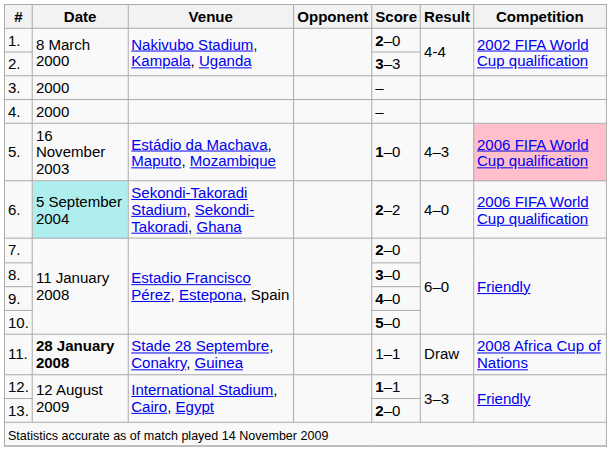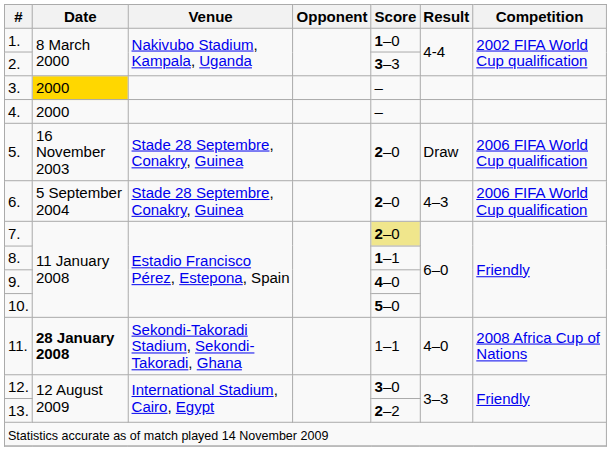(388, 40) 2–0 -> (387, 40) 1–0
(53, 88) no background -> (53, 88) gold background
(204, 153) Estádio da Machava, Maputo, Mozambique -> (203, 153) Stade 28 Septembre, Conakry, Guinea
(388, 153) 1–0 -> (387, 153) 2–0
(437, 153) 4–3 -> (441, 153) Draw
(533, 153) pink background -> (532, 153) no background
(79, 210) paleturquoise background -> (79, 202) no background
(193, 210) Sekondi-Takoradi Stadium, Sekondi-Takoradi, Ghana -> (203, 202) Stade 28 Septembre, Conakry, Guinea
(388, 210) 2–2 -> (387, 202) 2–0
(437, 210) 4–0 -> (436, 202) 4–3
(388, 251) no background -> (387, 234) khaki background
(388, 274) 3–0 -> (387, 258) 1–1
(202, 354) Stade 28 Septembre, Conakry, Guinea -> (193, 346) Sekondi-Takoradi Stadium, Sekondi-Takoradi, Ghana
(442, 354) Draw -> (436, 346) 4–0
(388, 387) 1–1 -> (387, 387) 3–0
(388, 410) 2–0 -> (387, 410) 2–2
